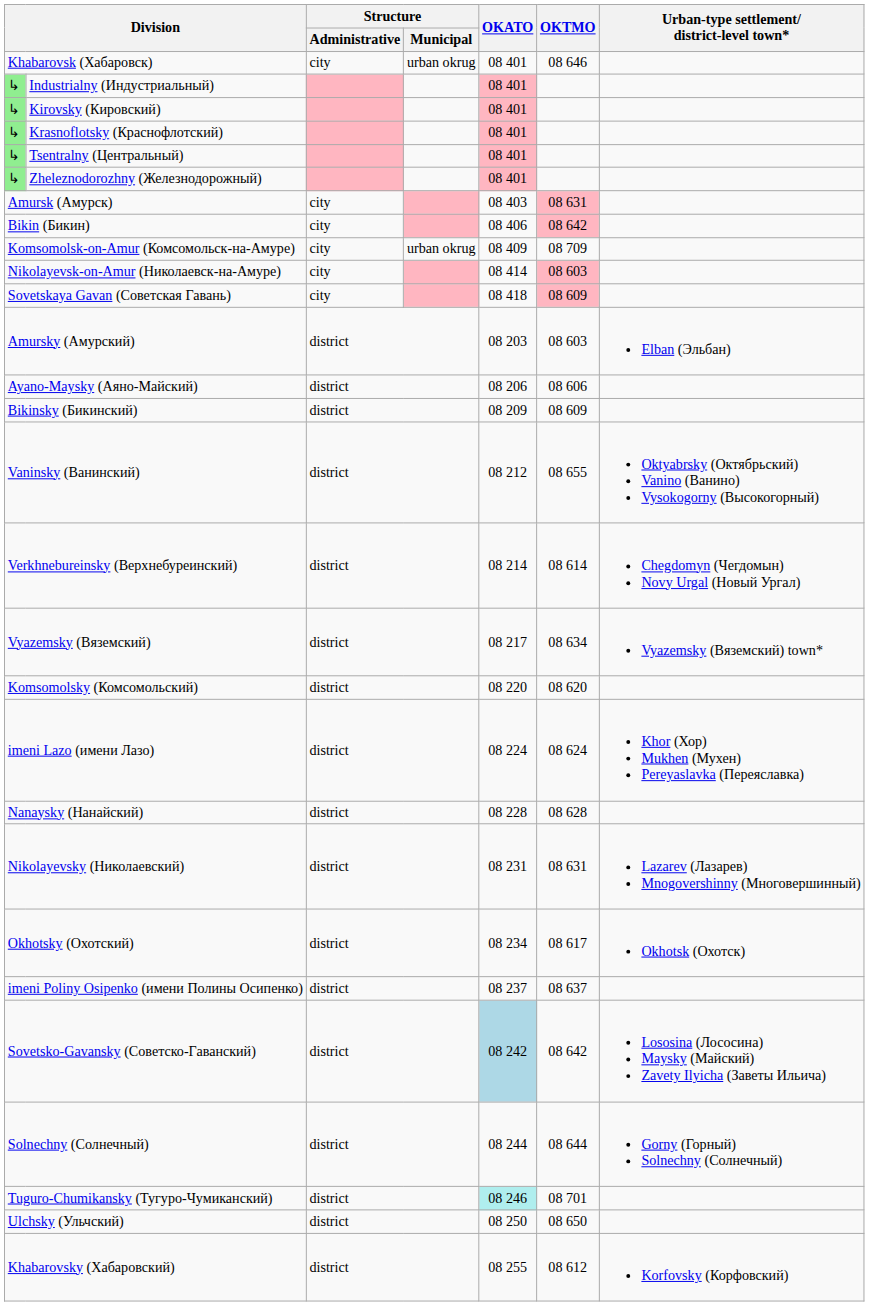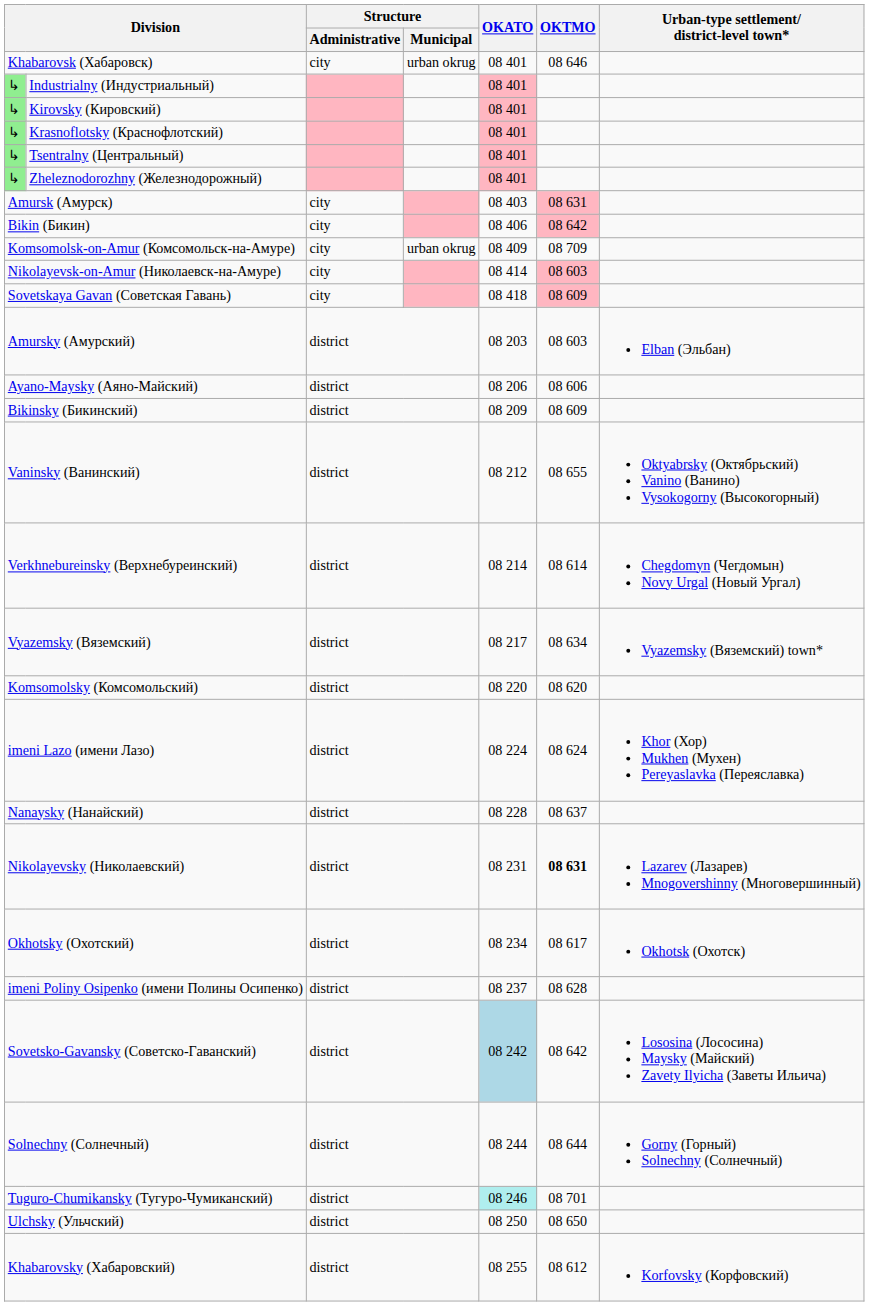(568, 812) 08 628 -> (568, 812) 08 637
(568, 866) normal -> (568, 866) bold
(568, 989) 08 637 -> (568, 989) 08 628
